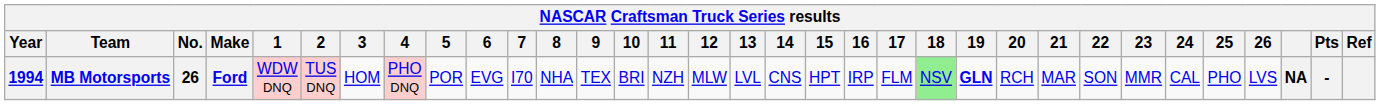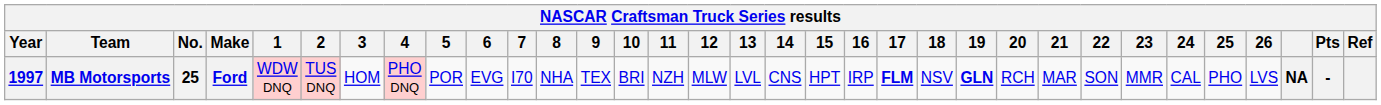(26, 78) 1994 -> (26, 78) 1997
(190, 78) 26 -> (190, 78) 25
(897, 78) normal -> (897, 78) bold
(936, 78) lightgreen background -> (937, 78) no background
